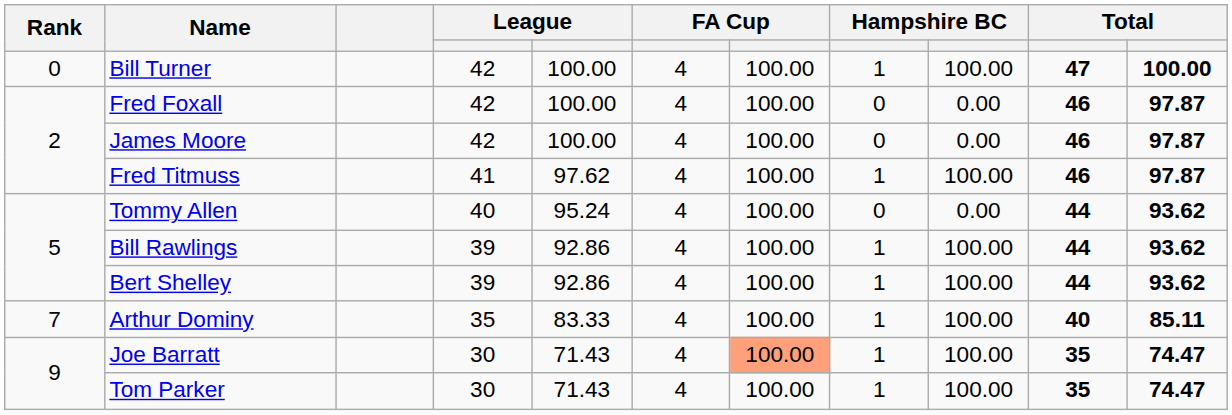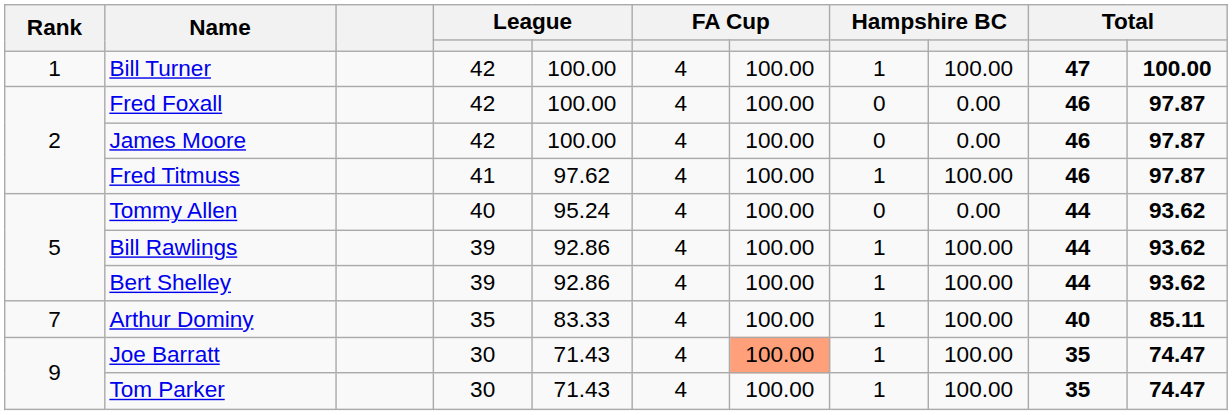(54, 68) 0 -> (54, 68) 1
